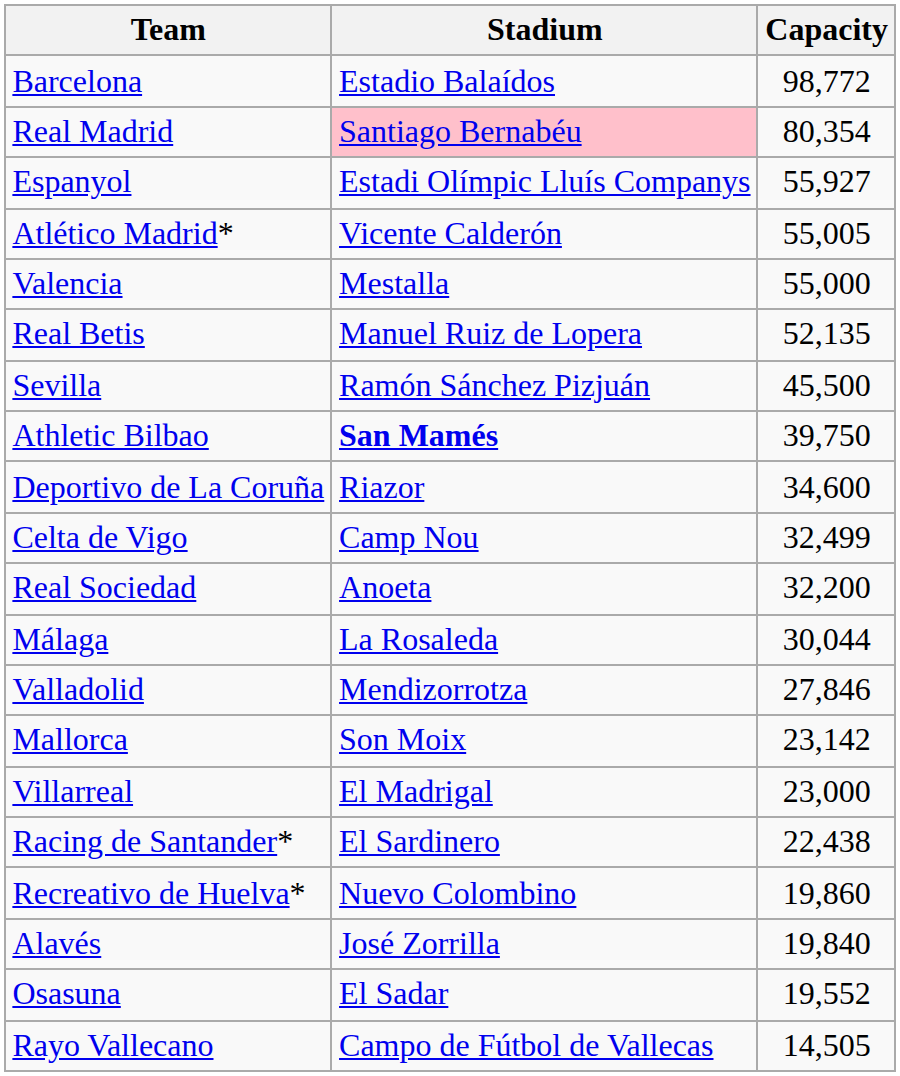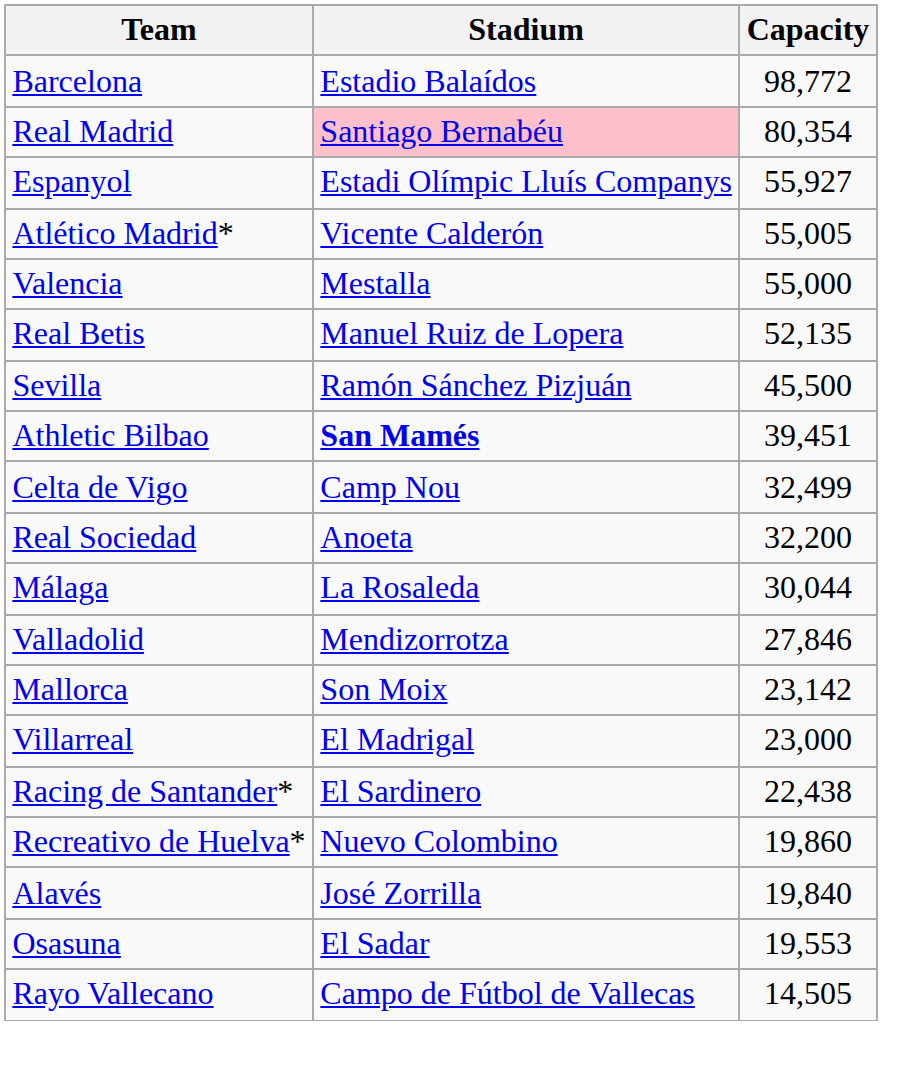(827, 435) 39,750 -> (808, 435) 39,451
- row: (168, 486)
(827, 994) 19,552 -> (808, 943) 19,553
